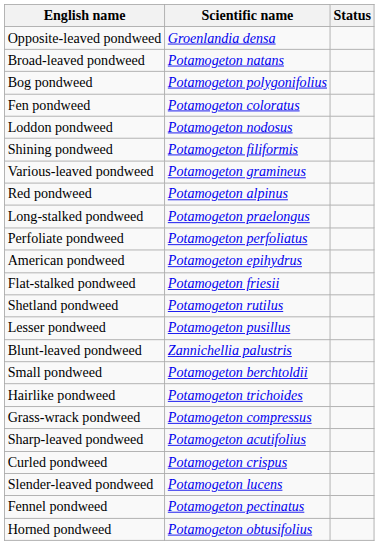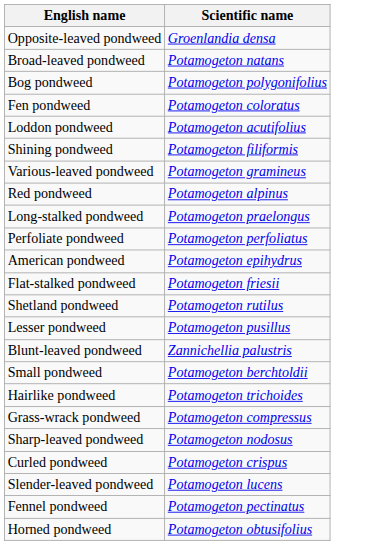- column: (352, 15)
(230, 127) Potamogeton nodosus -> (237, 127) Potamogeton acutifolius
(237, 439) Potamogeton acutifolius -> (230, 439) Potamogeton nodosus
